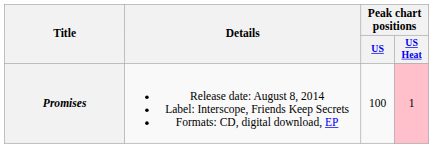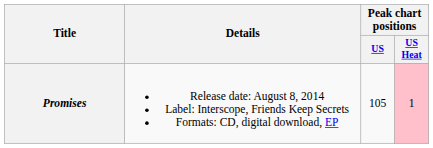(378, 103) 100 -> (378, 103) 105
